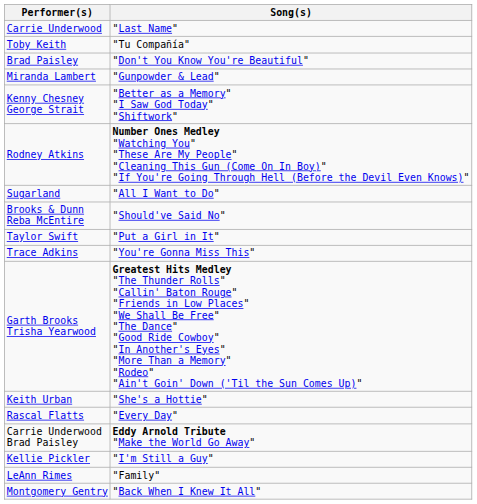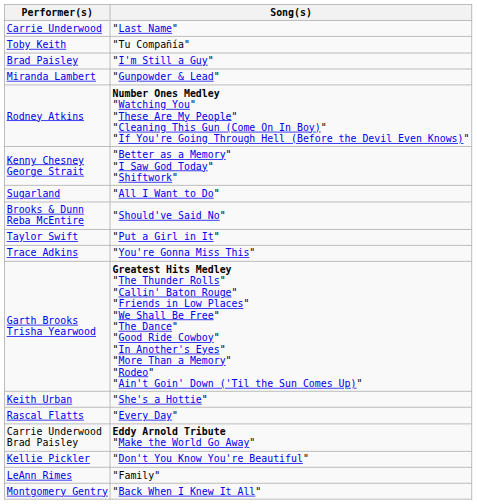(211, 61) "Don't You Know You're Beautiful" -> (163, 61) "I'm Still a Guy"
rows swapped: (45, 155) <-> (45, 104)
(163, 459) "I'm Still a Guy" -> (211, 459) "Don't You Know You're Beautiful"
